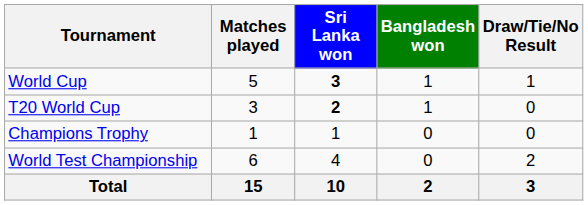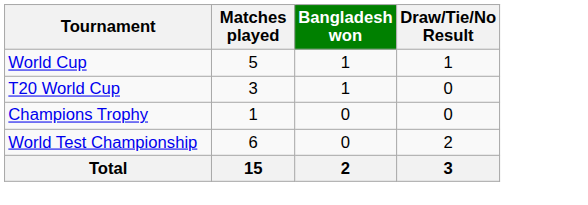- column: (336, 36)
